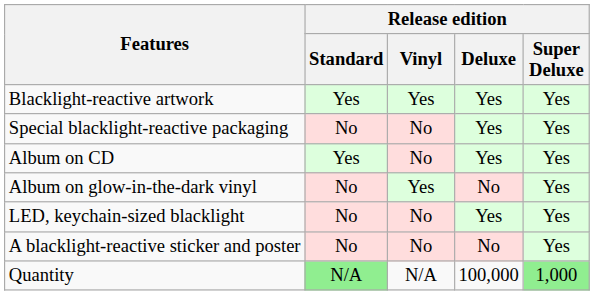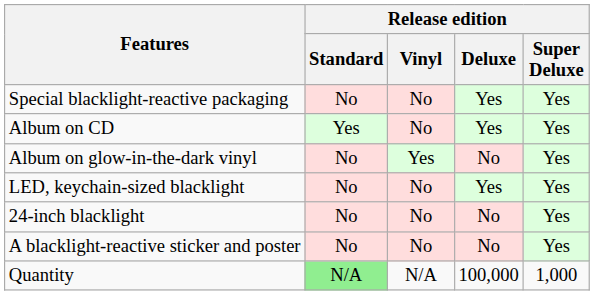- row: (111, 98)
+ row: (77, 216)
(556, 275) lightgreen background -> (556, 275) no background
